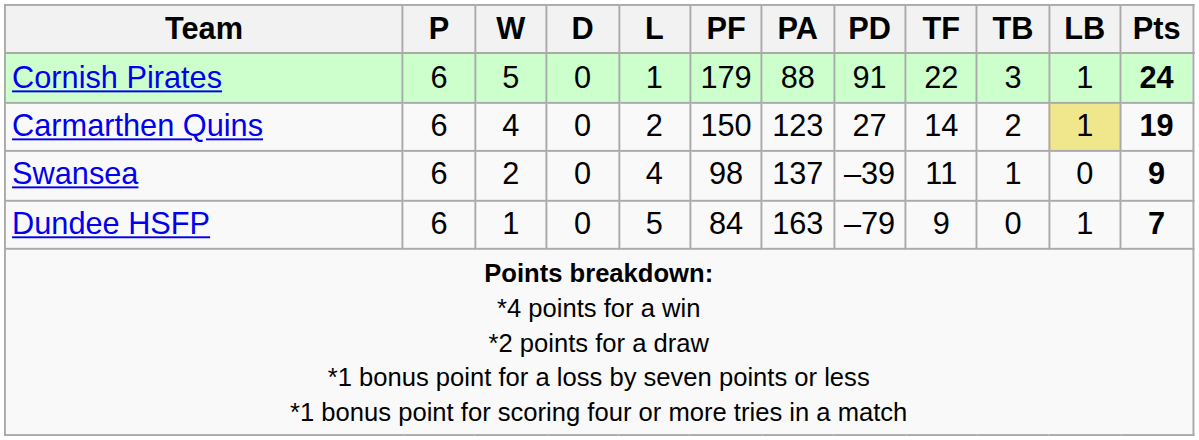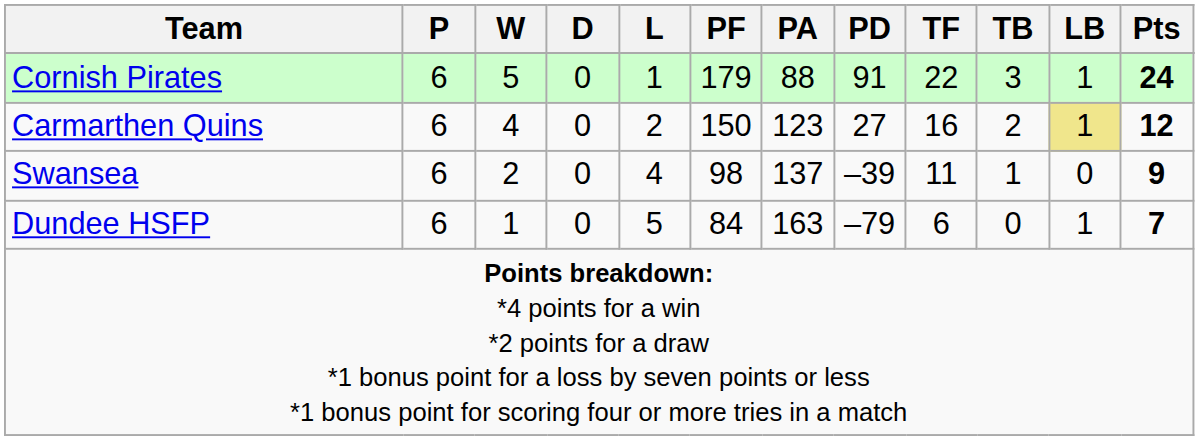(941, 126) 14 -> (941, 126) 16
(1157, 126) 19 -> (1157, 126) 12
(941, 223) 9 -> (941, 223) 6
